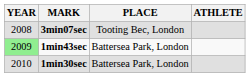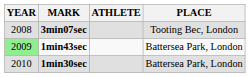columns swapped: (218, 13) <-> (140, 13)
